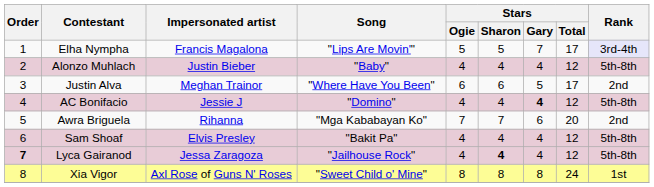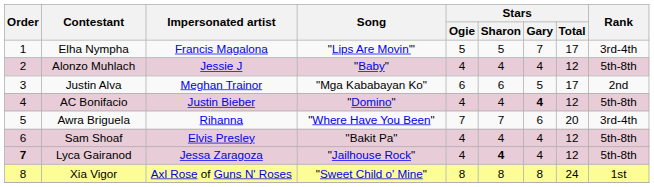(619, 49) lavender background -> (619, 49) no background
(221, 67) Justin Bieber -> (221, 67) Jessie J
(371, 84) "Where Have You Been" -> (371, 84) "Mga Kababayan Ko"
(221, 102) Jessie J -> (221, 102) Justin Bieber
(371, 120) "Mga Kababayan Ko" -> (371, 120) "Where Have You Been"
(619, 120) 2nd -> (619, 120) 3rd-4th
